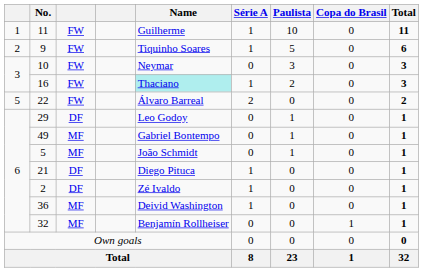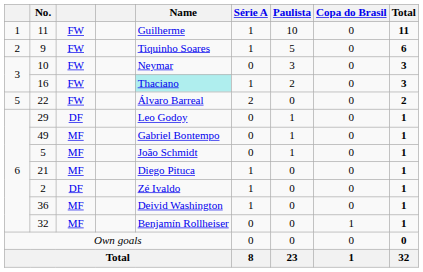(76, 170) DF -> (76, 170) MF
